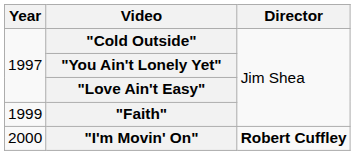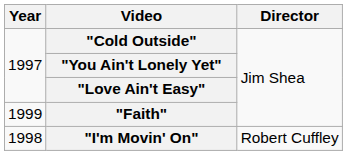(25, 138) 2000 -> (25, 138) 1998
(294, 138) bold -> (290, 138) normal
